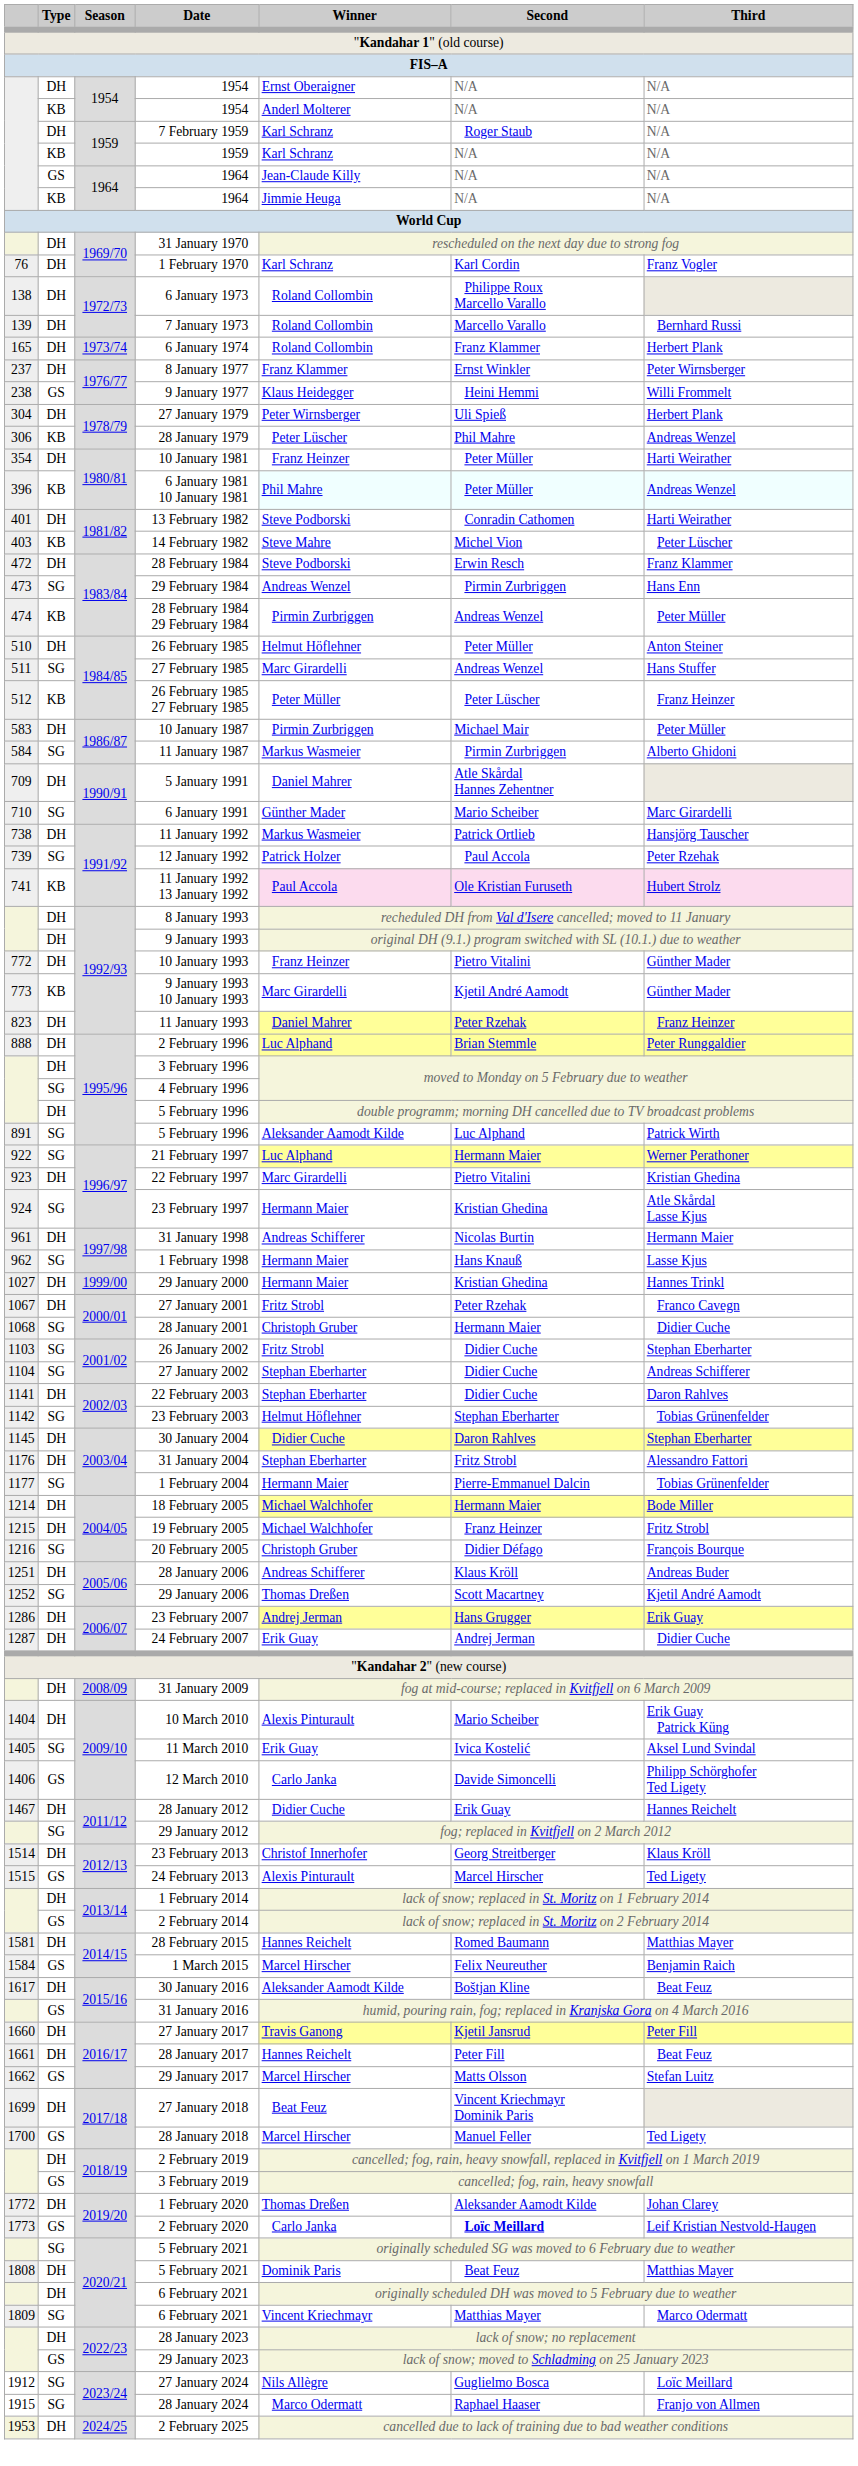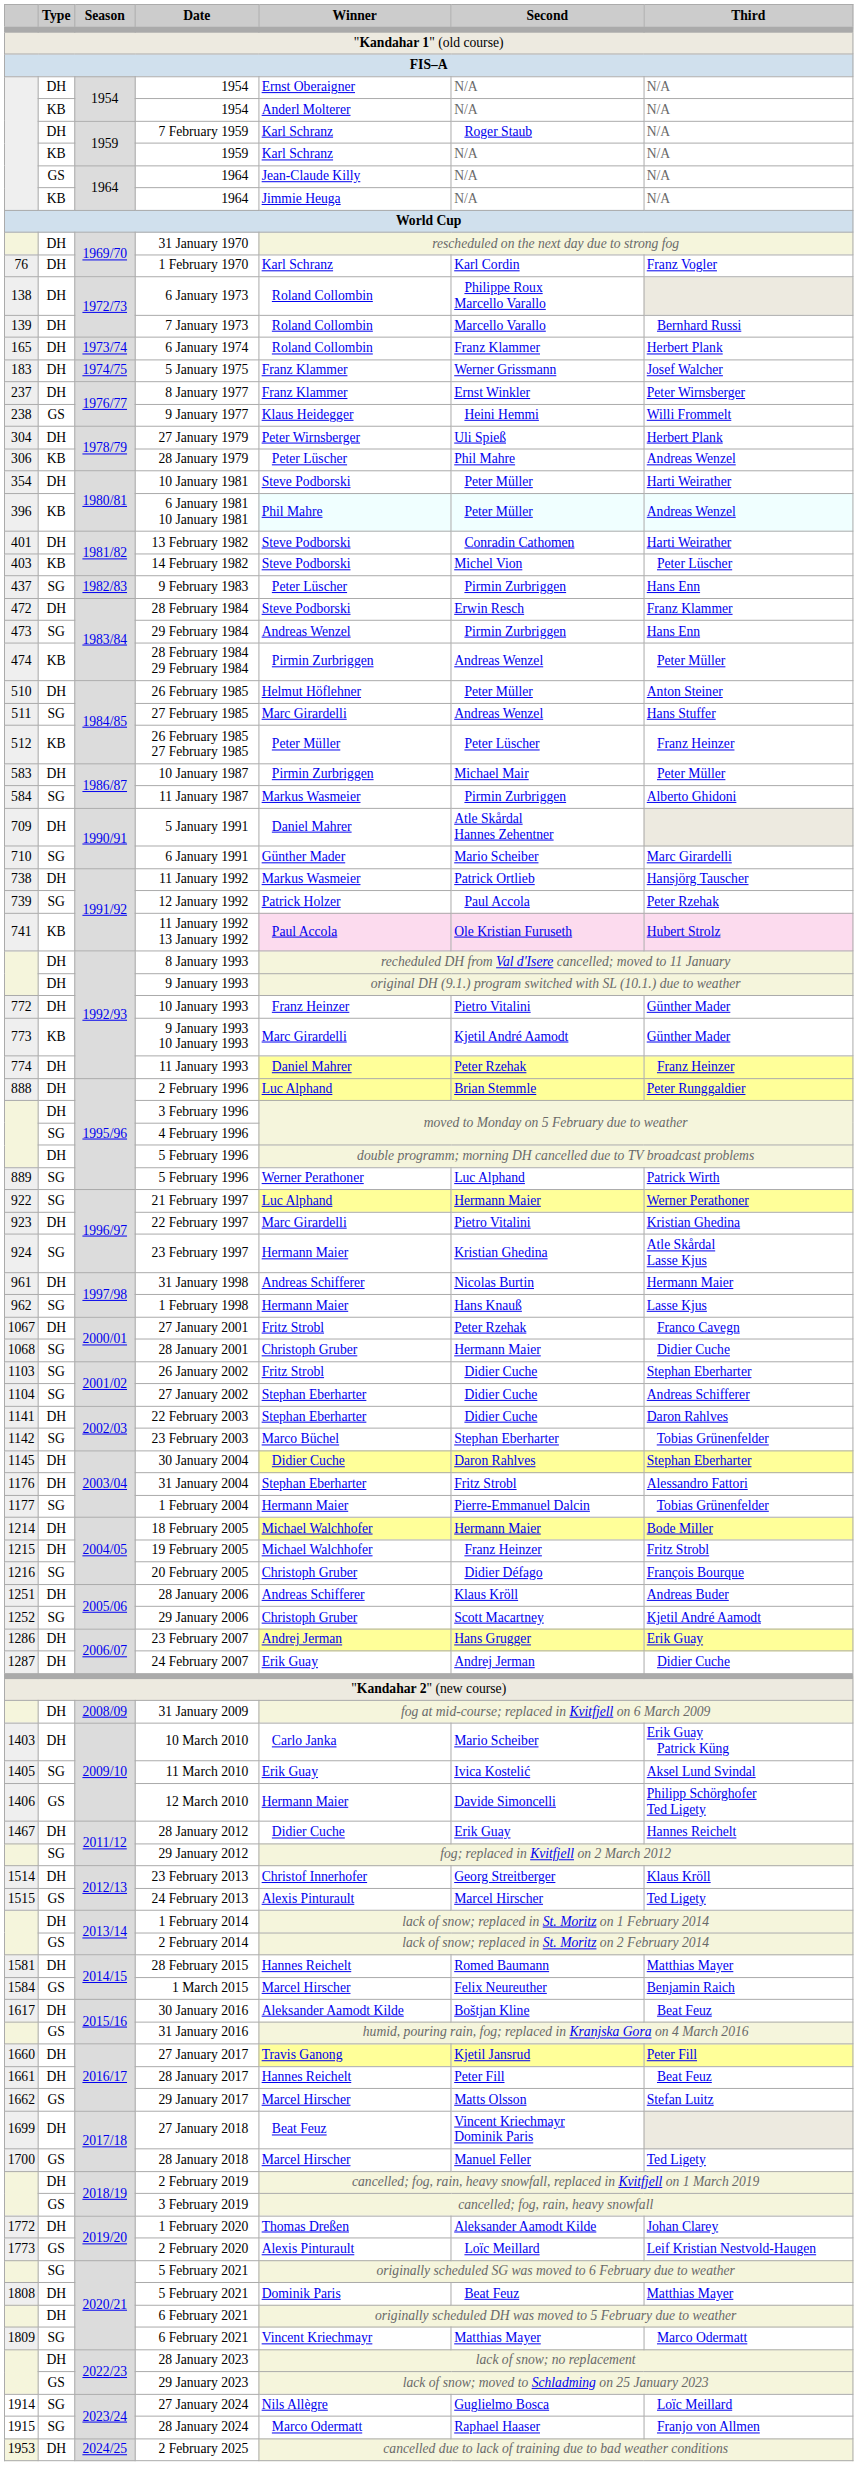+ row: (56, 370)
(305, 459) Franz Heinzer -> (306, 481) Steve Podborski
(296, 542) Steve Mahre -> (306, 564) Steve Podborski
+ row: (56, 586)
(21, 1022) 823 -> (21, 1066) 774
(21, 1133) 891 -> (21, 1178) 889
(333, 1133) Aleksander Aamodt Kilde -> (313, 1178) Werner Perathoner
- row: (56, 1283)
(311, 1416) Helmut Höflehner -> (300, 1439) Marco Büchel
(305, 1594) Thomas Dreßen -> (309, 1617) Christoph Gruber
(21, 1719) 1404 -> (21, 1741) 1403
(308, 1719) Alexis Pinturault -> (299, 1741) Carlo Janka
(299, 1779) Carlo Janka -> (305, 1801) Hermann Maier
(299, 2226) Carlo Janka -> (308, 2248) Alexis Pinturault
(499, 2226) bold -> (497, 2248) normal
(21, 2382) 1912 -> (21, 2404) 1914
